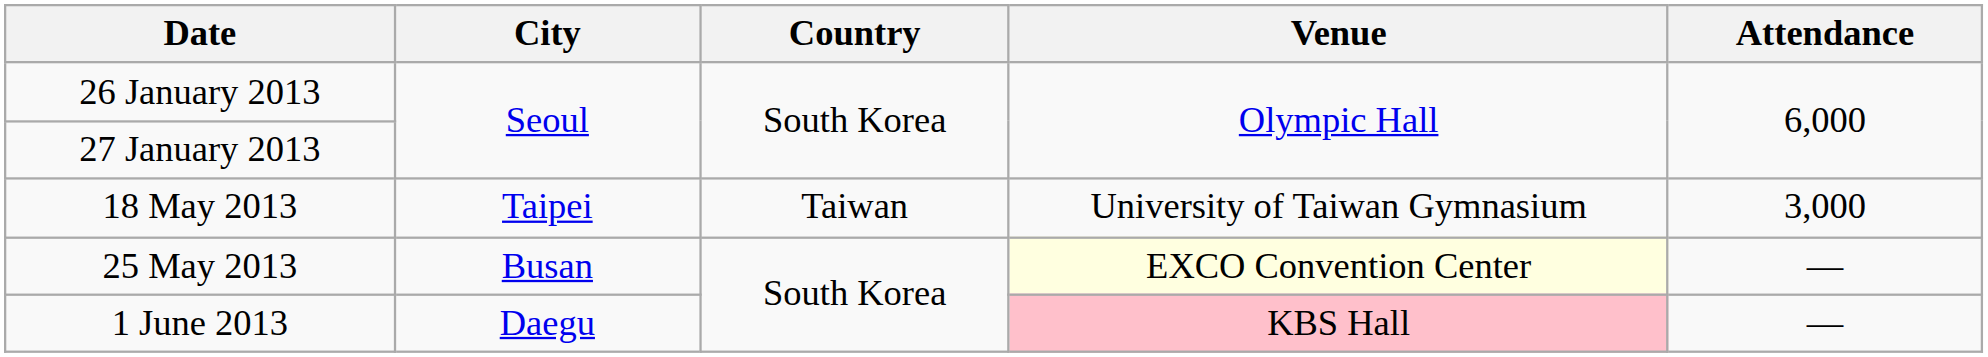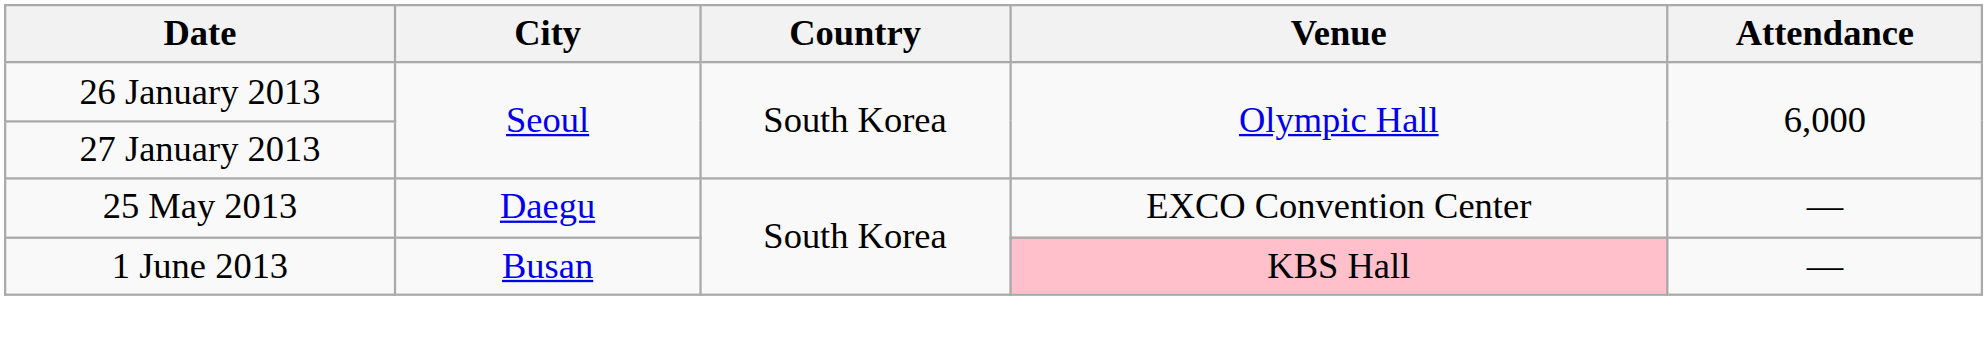- row: (200, 206)
(547, 264) Busan -> (548, 206) Daegu
(1339, 264) lightyellow background -> (1339, 206) no background
(547, 322) Daegu -> (548, 264) Busan
